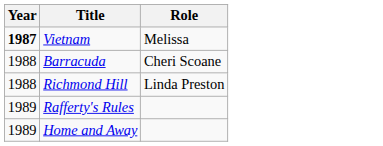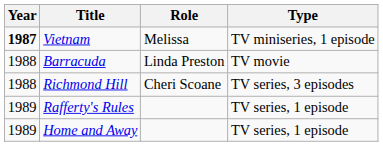+ column: (303, 15)
(183, 61) Cheri Scoane -> (184, 61) Linda Preston
(184, 84) Linda Preston -> (183, 84) Cheri Scoane
